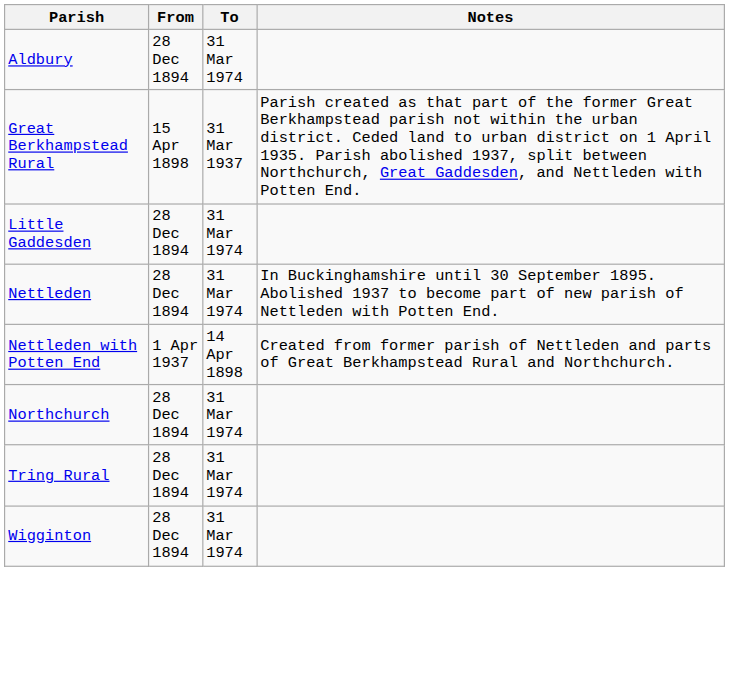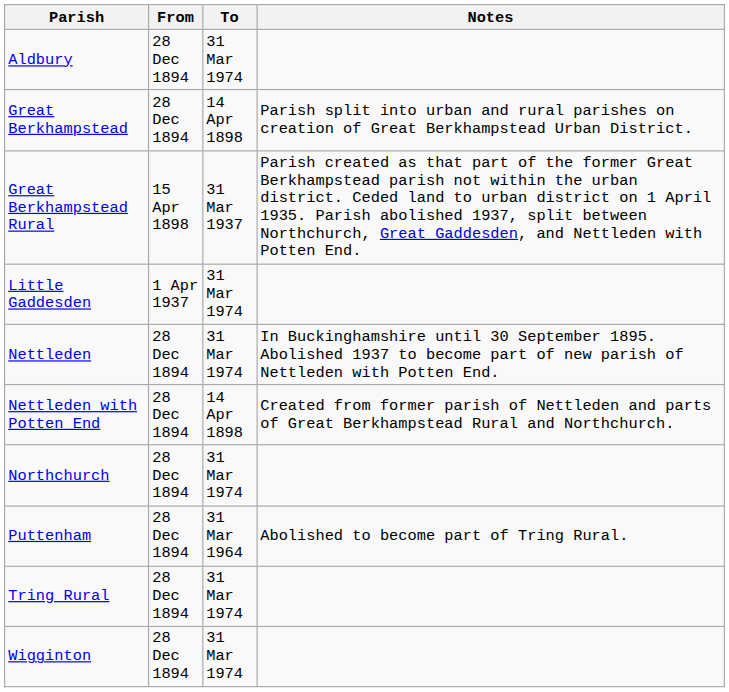+ row: (68, 120)
(171, 234) 28 Dec 1894 -> (175, 294) 1 Apr 1937
(175, 354) 1 Apr 1937 -> (171, 415) 28 Dec 1894
+ row: (50, 536)
